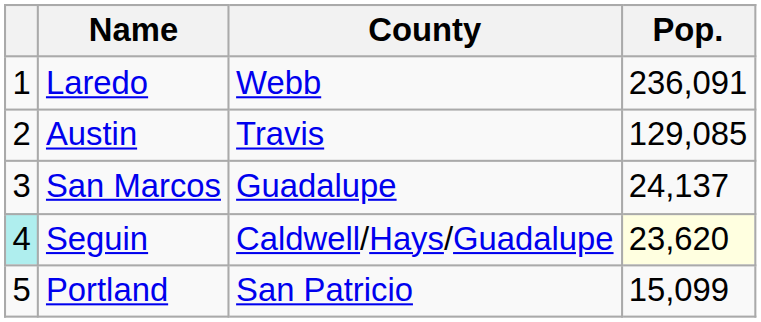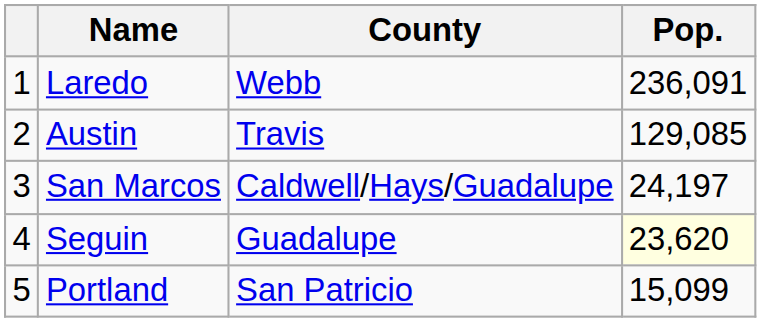(316, 186) Guadalupe -> (425, 186) Caldwell/Hays/Guadalupe
(679, 186) 24,137 -> (679, 186) 24,197
(22, 238) paleturquoise background -> (22, 238) no background
(425, 238) Caldwell/Hays/Guadalupe -> (316, 238) Guadalupe
